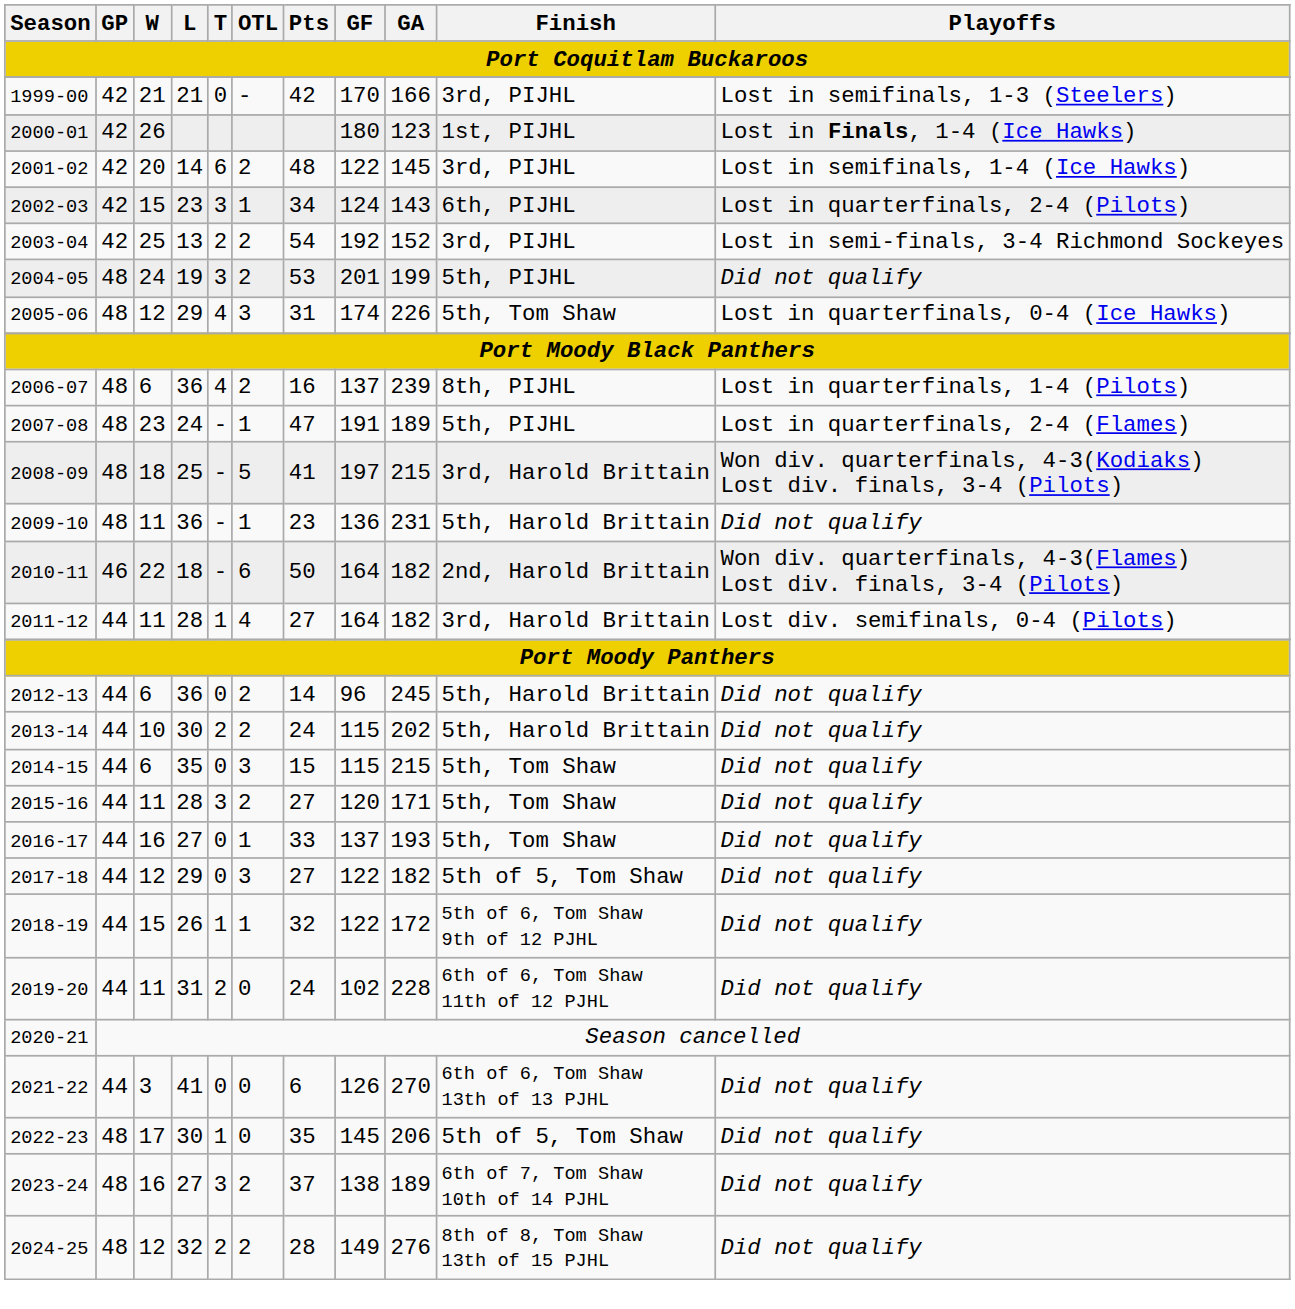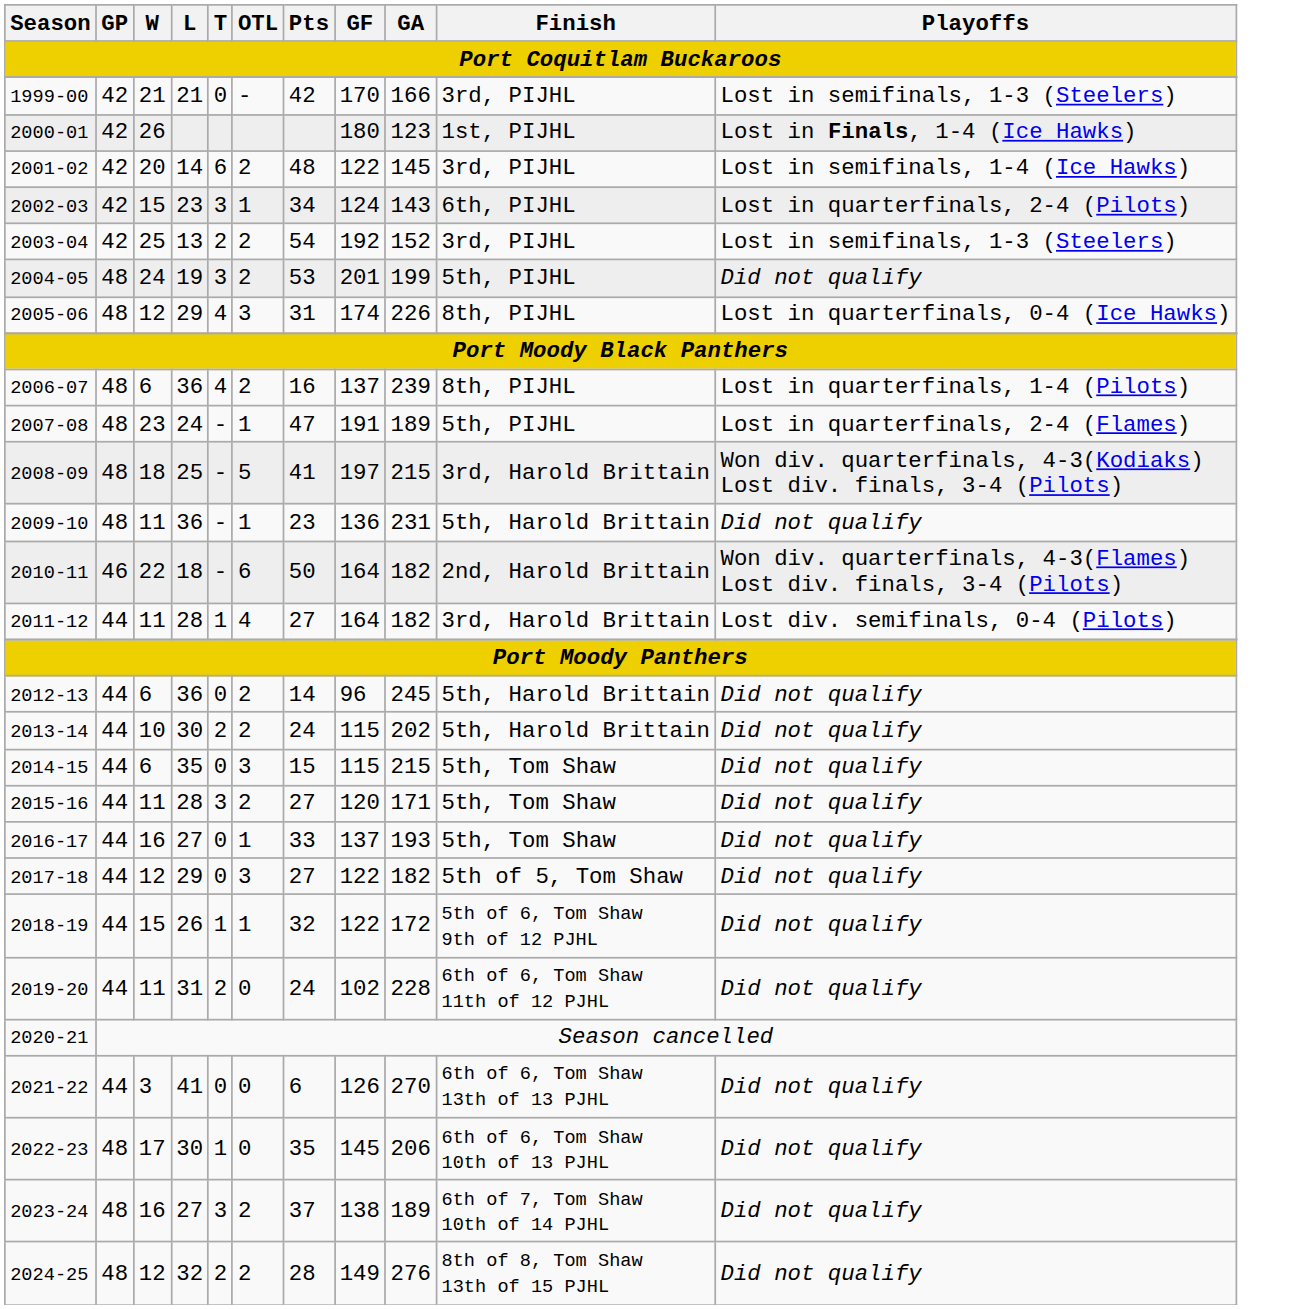(1002, 242) Lost in semi-finals, 3-4 Richmond Sockeyes -> (949, 242) Lost in semifinals, 1-3 (Steelers)
(529, 315) 5th, Tom Shaw -> (509, 315) 8th, PIJHL
(562, 1136) 5th of 5, Tom Shaw -> (542, 1150) 6th of 6, Tom Shaw 10th of 13 PJHL
